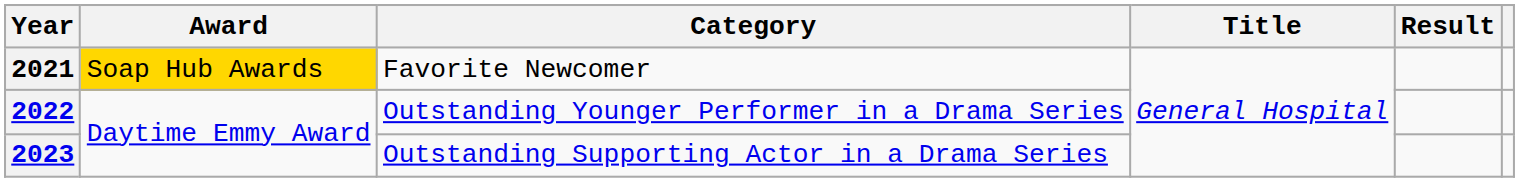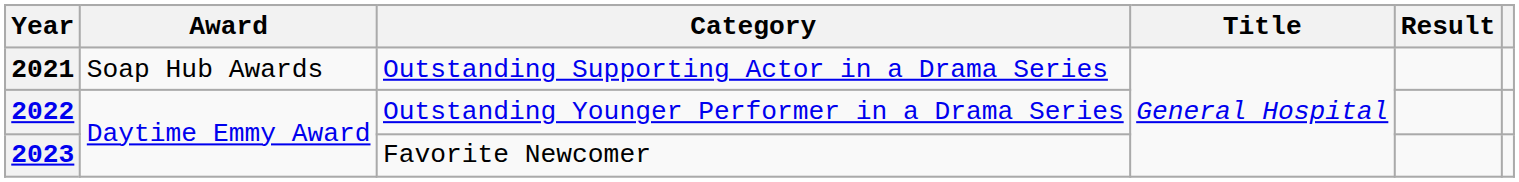(205, 69) gold background -> (205, 69) no background
(517, 69) Favorite Newcomer -> (745, 69) Outstanding Supporting Actor in a Drama Series
(745, 155) Outstanding Supporting Actor in a Drama Series -> (517, 155) Favorite Newcomer
